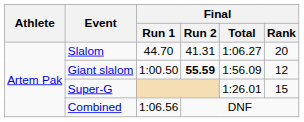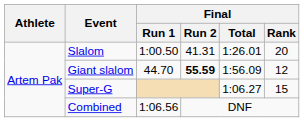(159, 51) 44.70 -> (159, 51) 1:00.50
(242, 51) 1:06.27 -> (242, 51) 1:26.01
(159, 70) 1:00.50 -> (159, 70) 44.70
(242, 89) 1:26.01 -> (242, 89) 1:06.27
